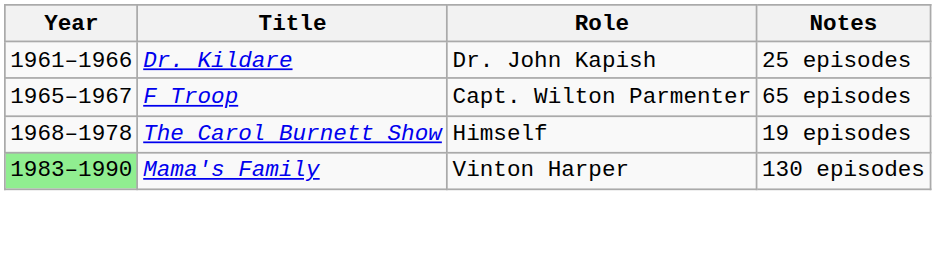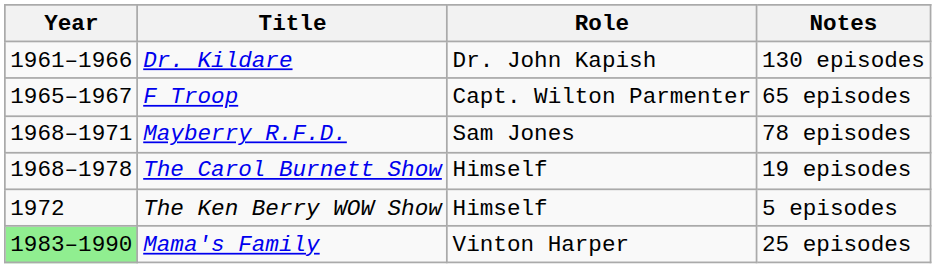(837, 60) 25 episodes -> (843, 60) 130 episodes
+ row: (245, 134)
+ row: (293, 208)
(843, 171) 130 episodes -> (837, 245) 25 episodes
